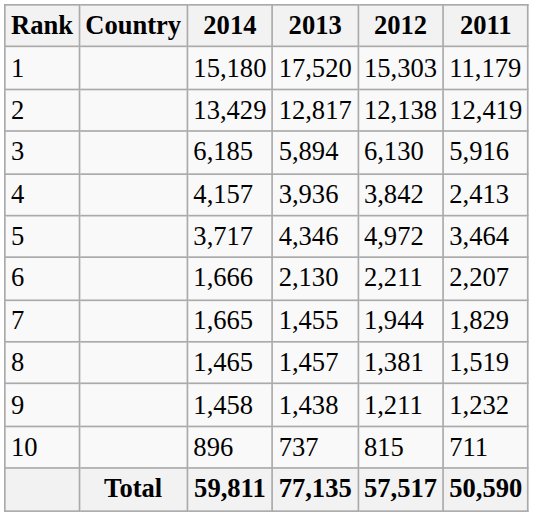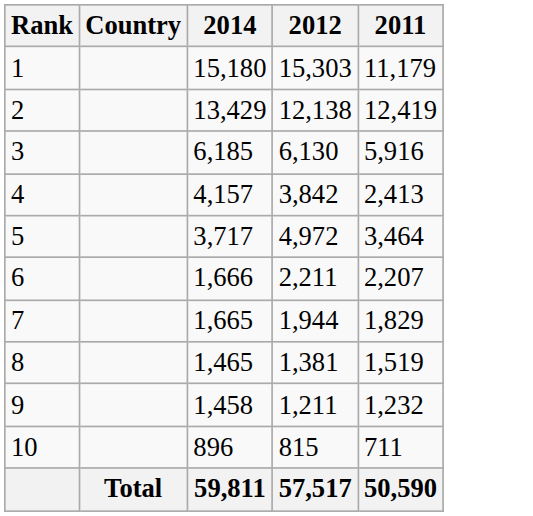- column: (315, 25)
